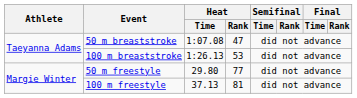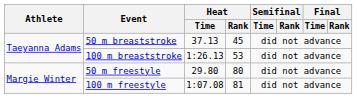(205, 40) 1:07.08 -> (205, 40) 37.13
(238, 40) 47 -> (238, 40) 45
(238, 70) 77 -> (238, 70) 80
(205, 85) 37.13 -> (205, 85) 1:07.08
